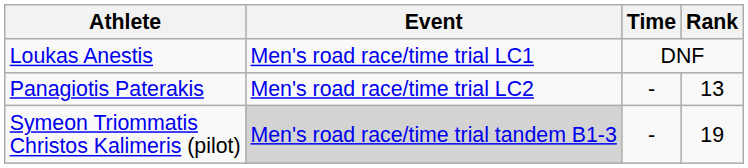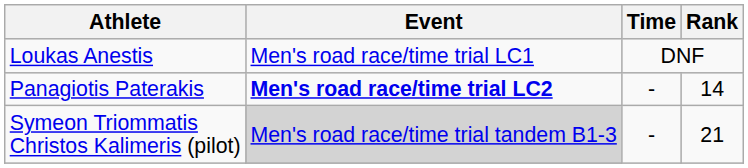(392, 89) normal -> (402, 89) bold
(712, 89) 13 -> (712, 89) 14
(712, 135) 19 -> (712, 135) 21
